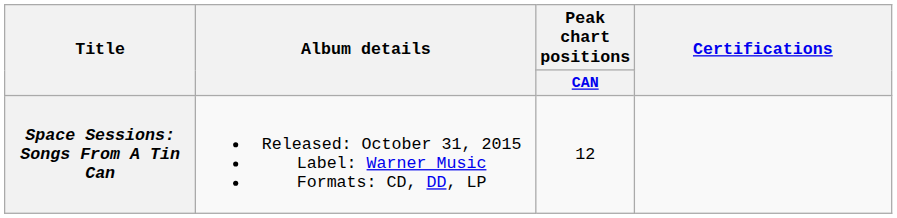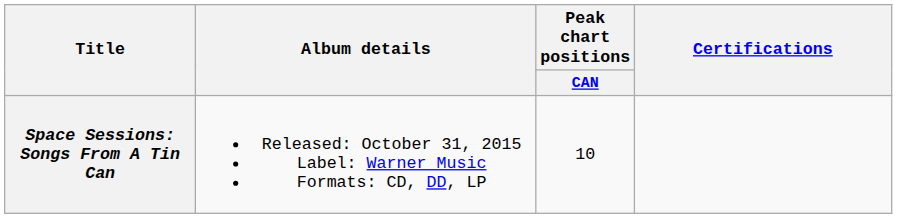(585, 154) 12 -> (585, 154) 10
